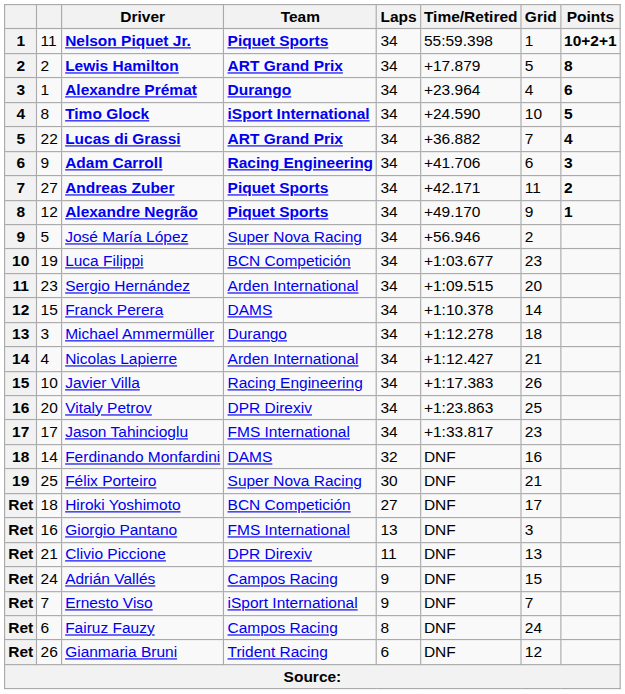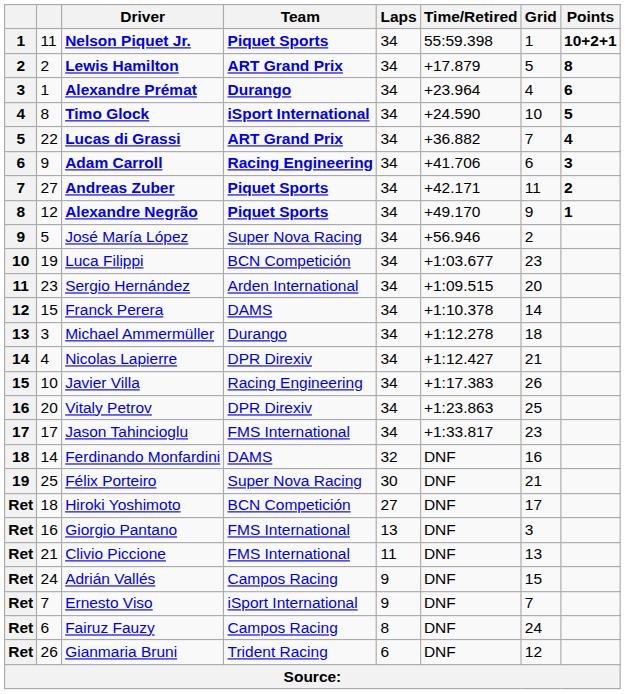(293, 359) Arden International -> (270, 359) DPR Direxiv
(270, 554) DPR Direxiv -> (289, 554) FMS International
